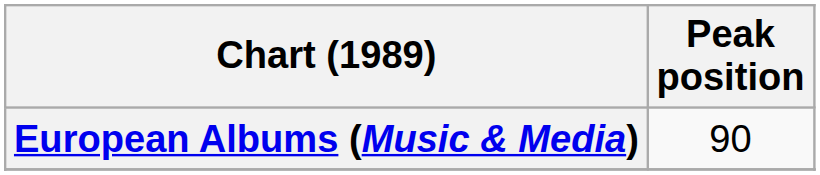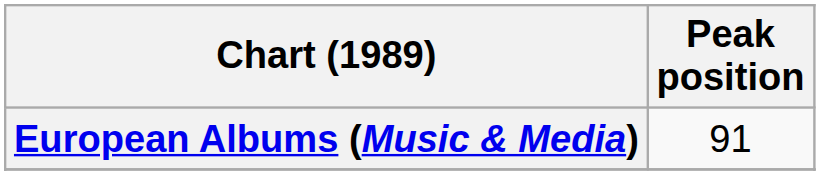(730, 137) 90 -> (730, 137) 91
